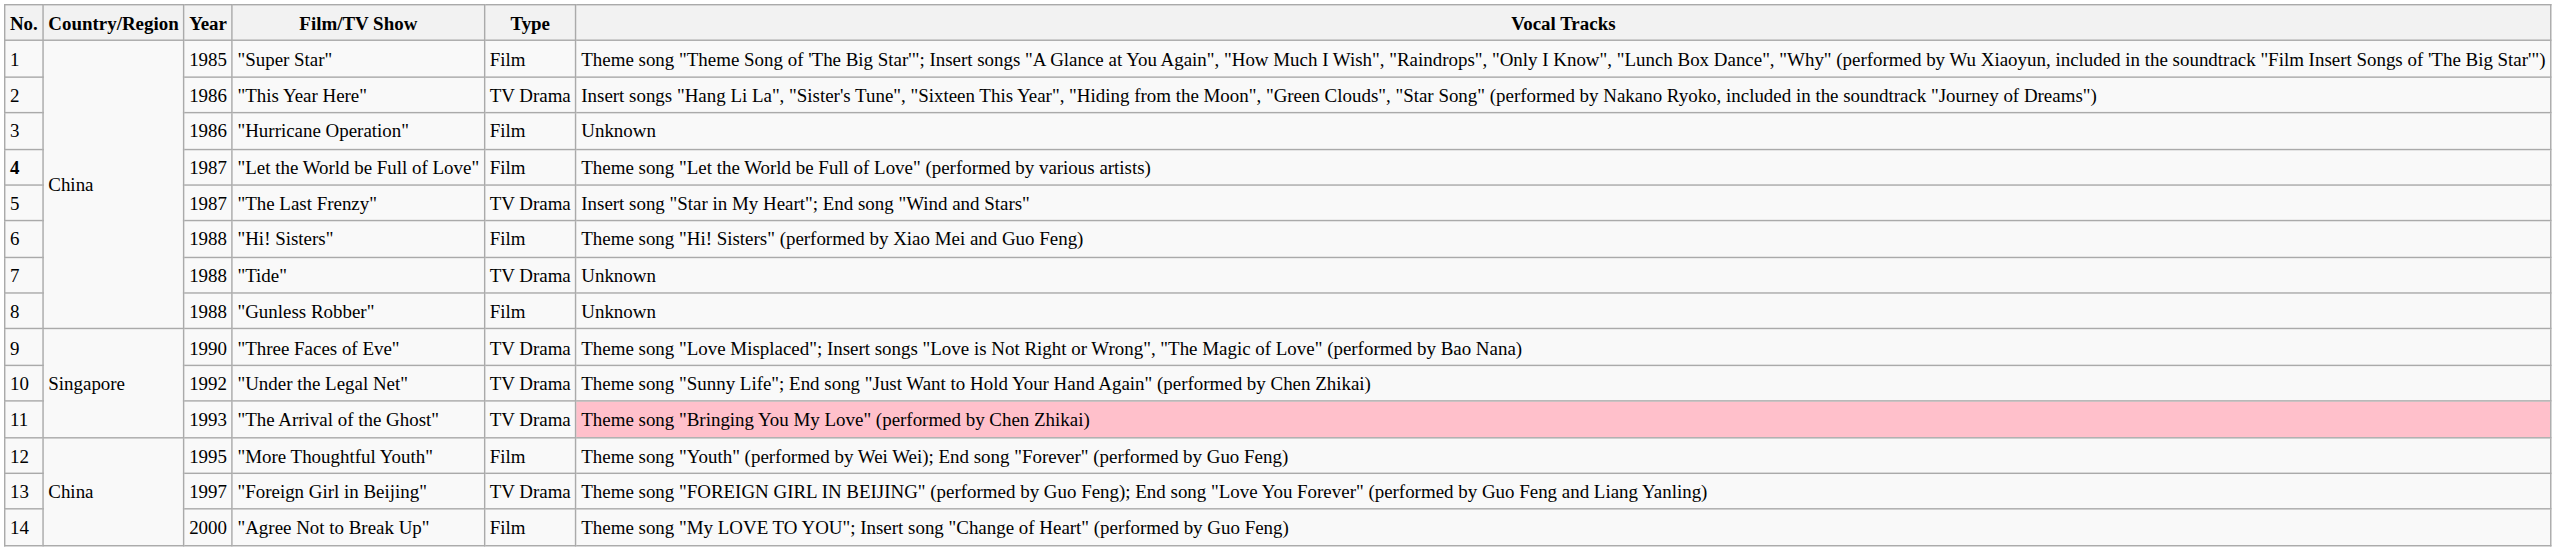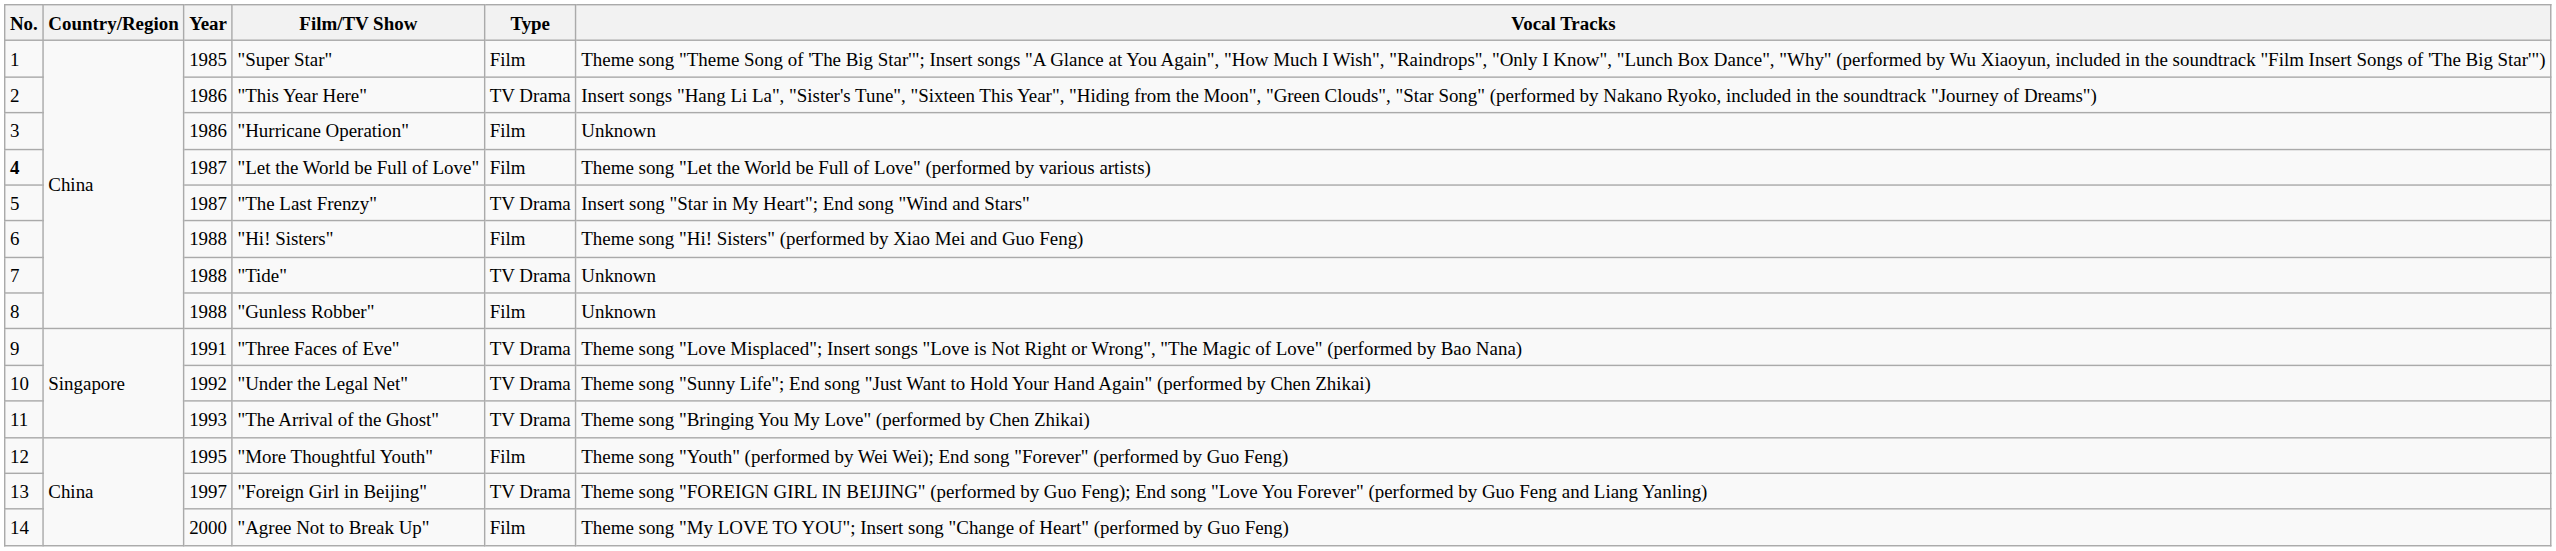(208, 348) 1990 -> (208, 348) 1991
(836, 420) pink background -> (836, 420) no background
